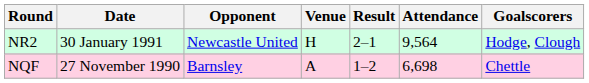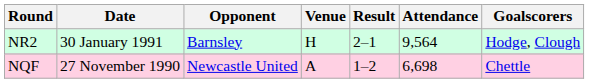(242, 41) Newcastle United -> (215, 41) Barnsley
(215, 66) Barnsley -> (242, 66) Newcastle United
